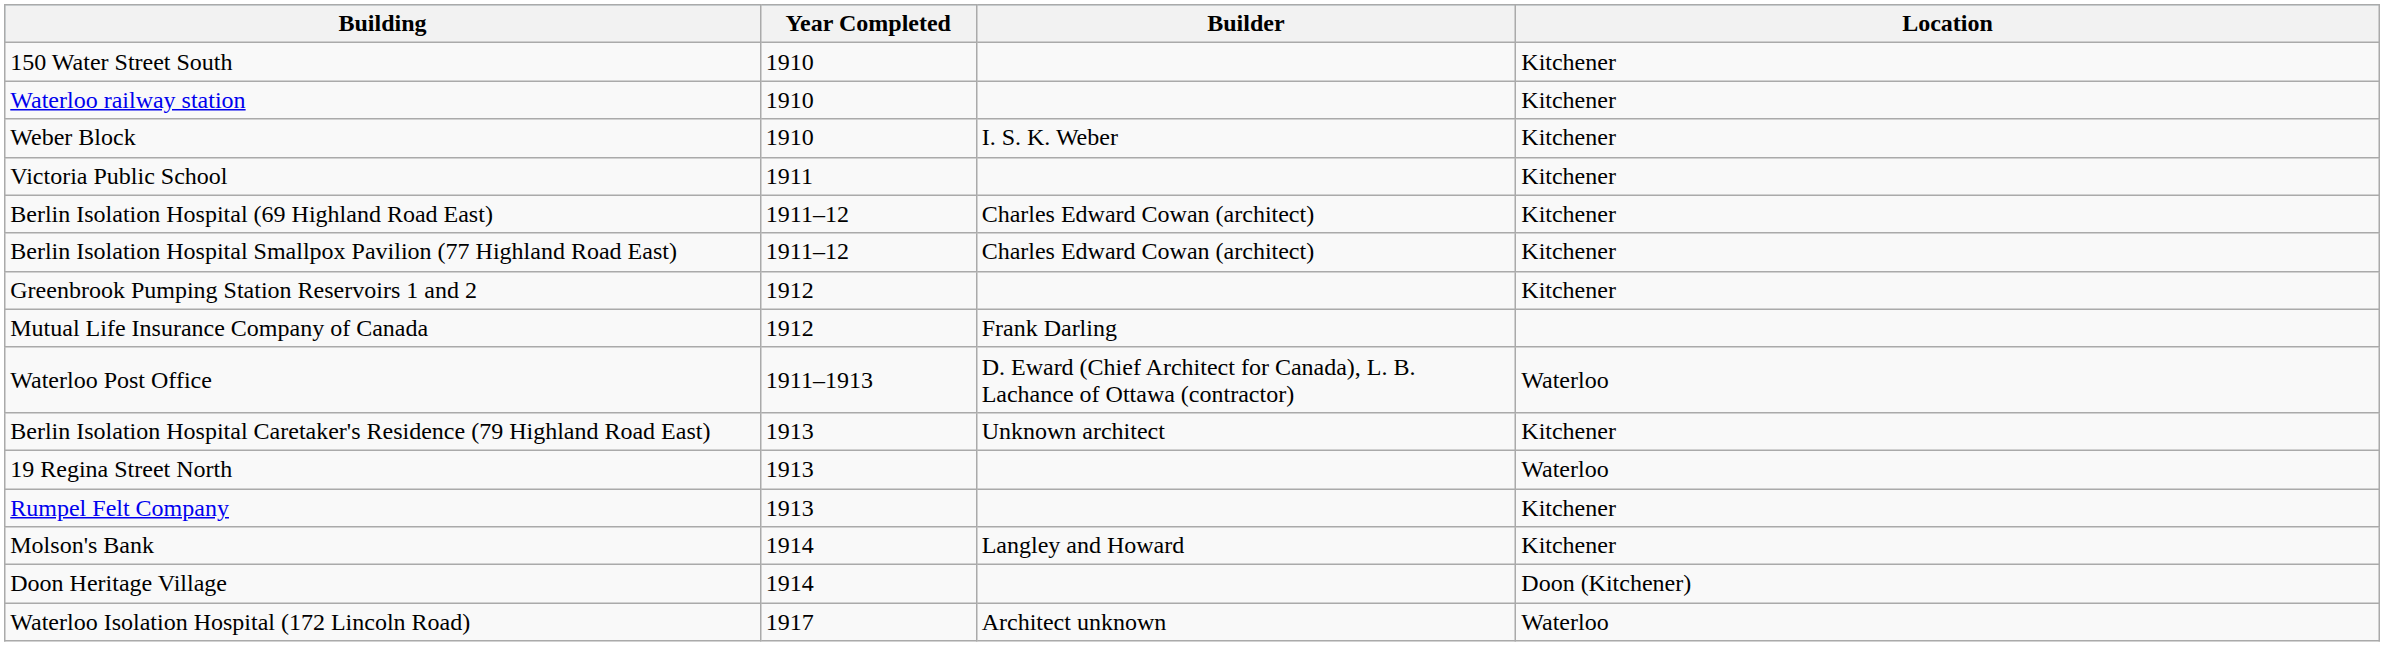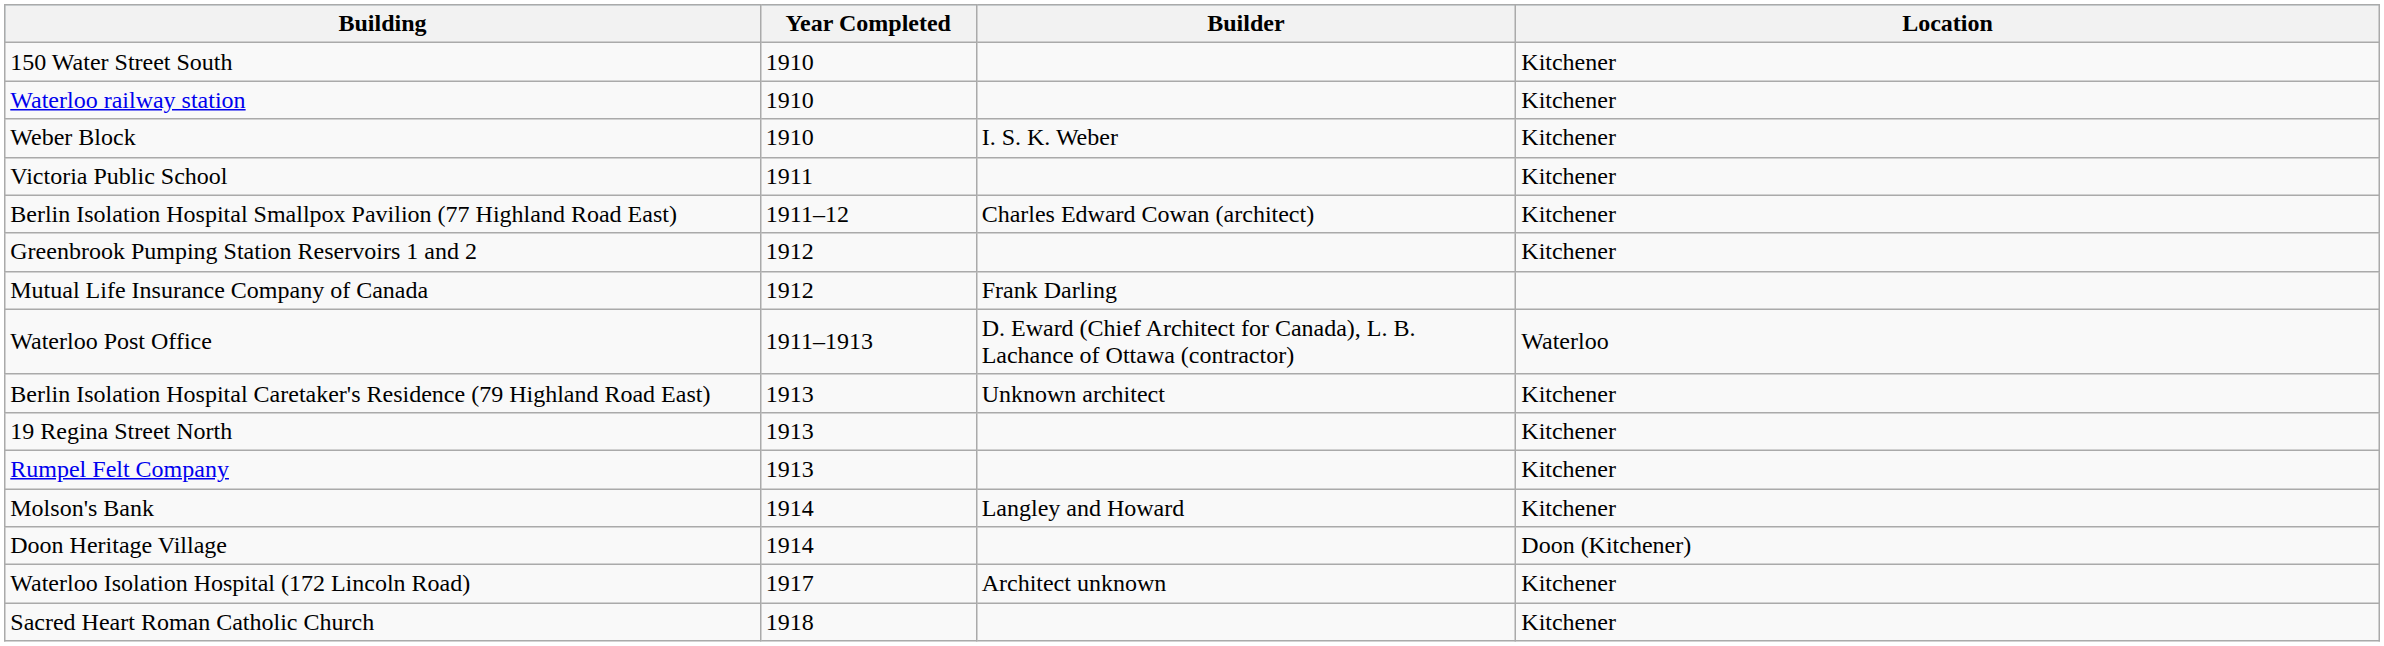- row: (252, 213)
(1565, 469) Waterloo -> (1569, 431) Kitchener
(1565, 621) Waterloo -> (1569, 583) Kitchener
+ row: (192, 621)
